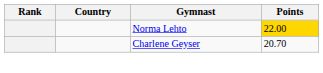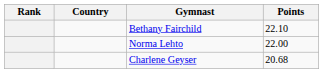+ row: (165, 28)
(275, 28) gold background -> (277, 44) no background
(275, 44) 20.70 -> (277, 60) 20.68
